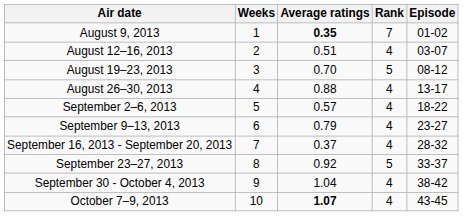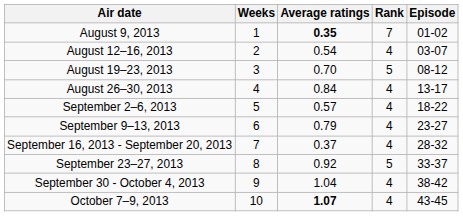(325, 51) 0.51 -> (325, 51) 0.54
(325, 88) 0.88 -> (325, 88) 0.84
